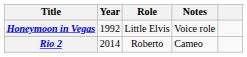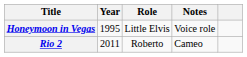(110, 28) 1992 -> (110, 28) 1995
(110, 44) 2014 -> (110, 44) 2011
